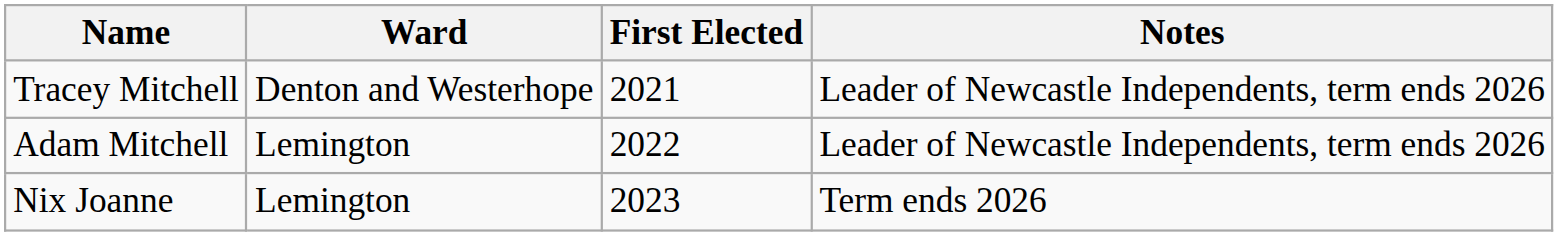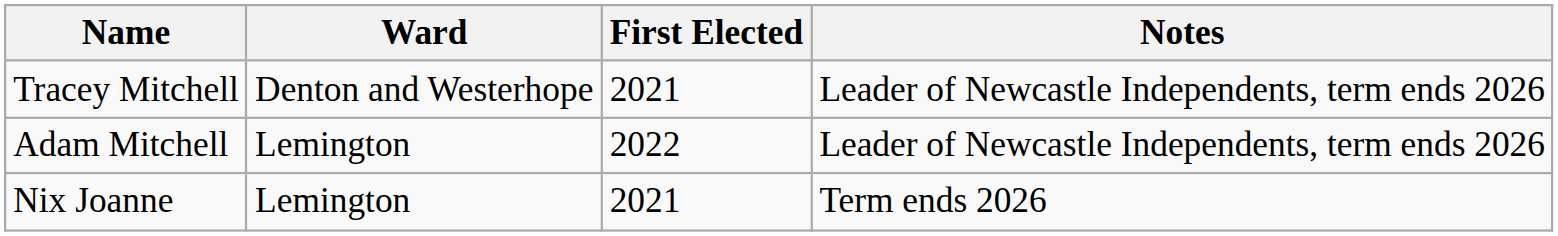(645, 200) 2023 -> (645, 200) 2021
